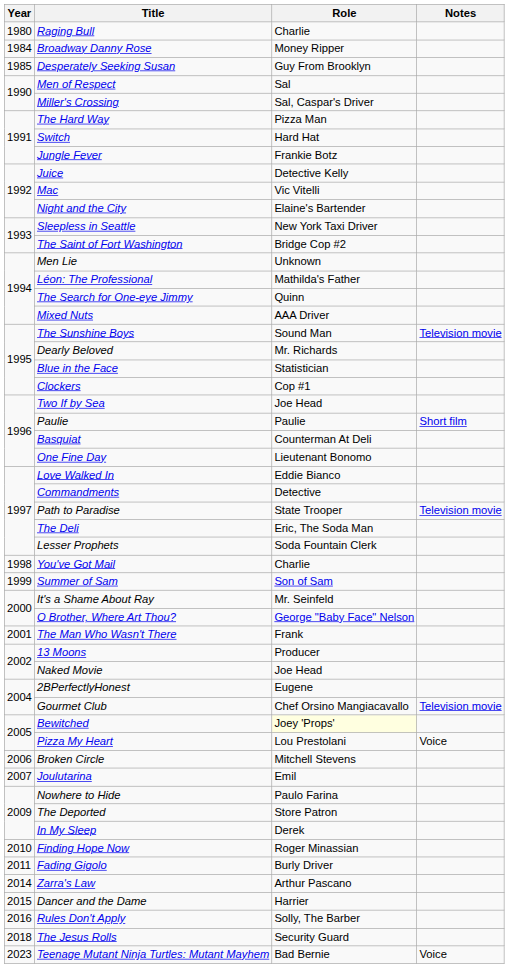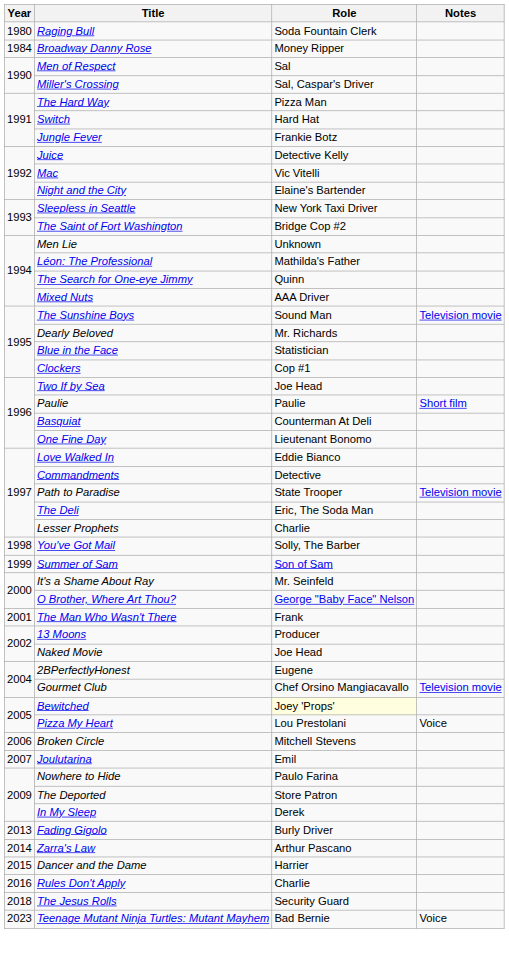(292, 31) Charlie -> (325, 31) Soda Fountain Clerk
- row: (106, 66)
(325, 546) Soda Fountain Clerk -> (292, 528) Charlie
(292, 564) Charlie -> (317, 546) Solly, The Barber
- row: (83, 848)
(19, 865) 2011 -> (19, 830) 2013
(317, 919) Solly, The Barber -> (292, 883) Charlie
